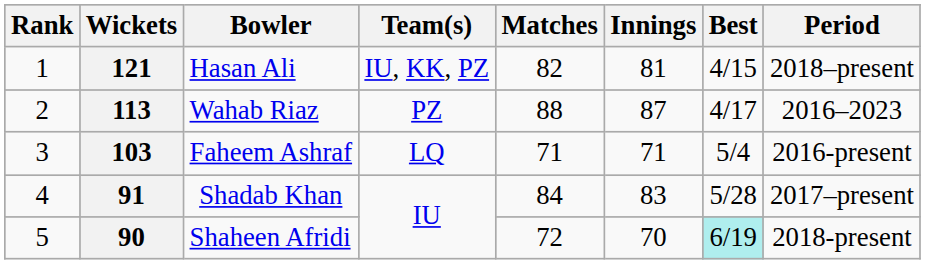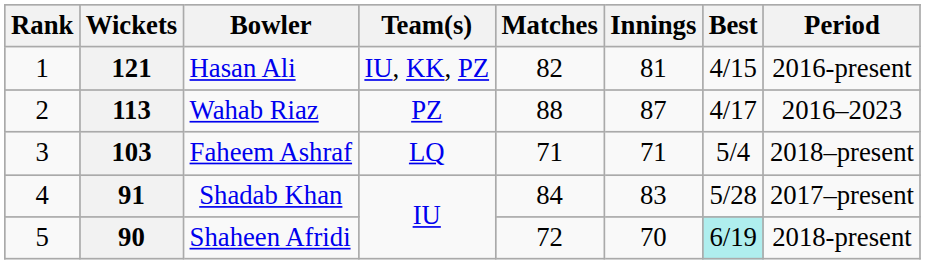(842, 68) 2018–present -> (842, 68) 2016-present
(842, 152) 2016-present -> (842, 152) 2018–present
